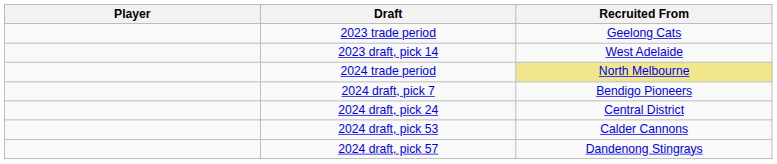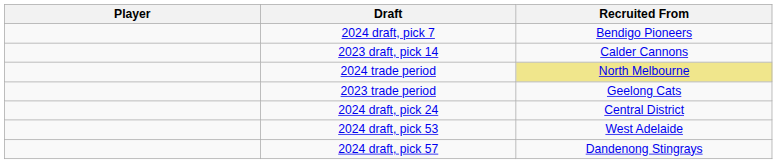rows swapped: (388, 33) <-> (388, 91)
(644, 52) West Adelaide -> (644, 52) Calder Cannons
(644, 129) Calder Cannons -> (644, 129) West Adelaide
